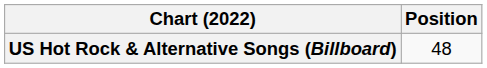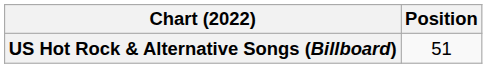(441, 48) 48 -> (441, 48) 51
